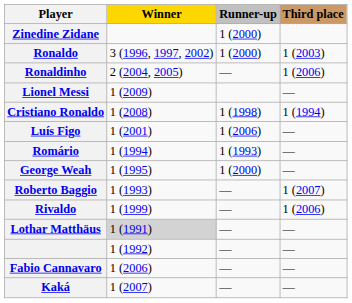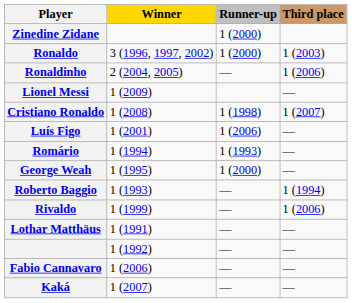(304, 111) 1 (1994) -> (304, 111) 1 (2007)
(304, 190) 1 (2007) -> (304, 190) 1 (1994)
(131, 229) lightgrey background -> (131, 229) no background
